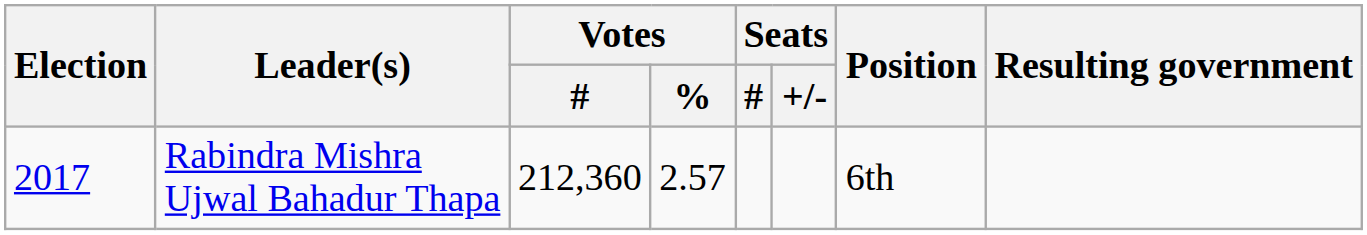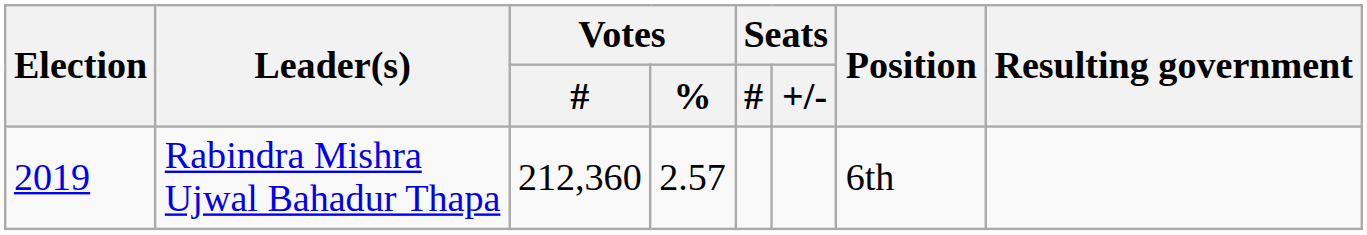(52, 176) 2017 -> (52, 176) 2019
